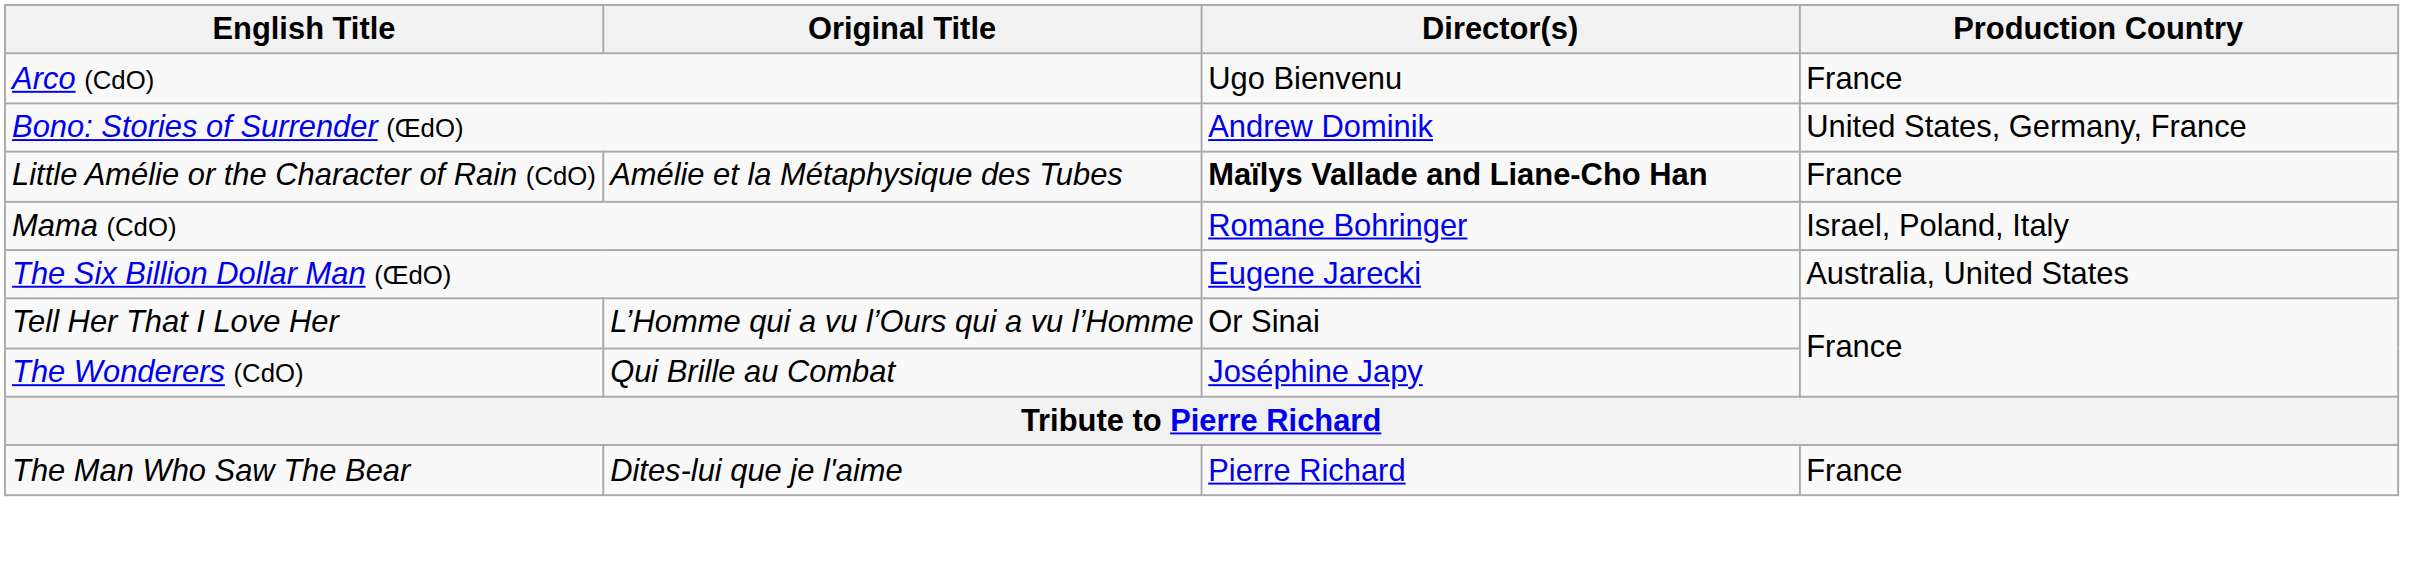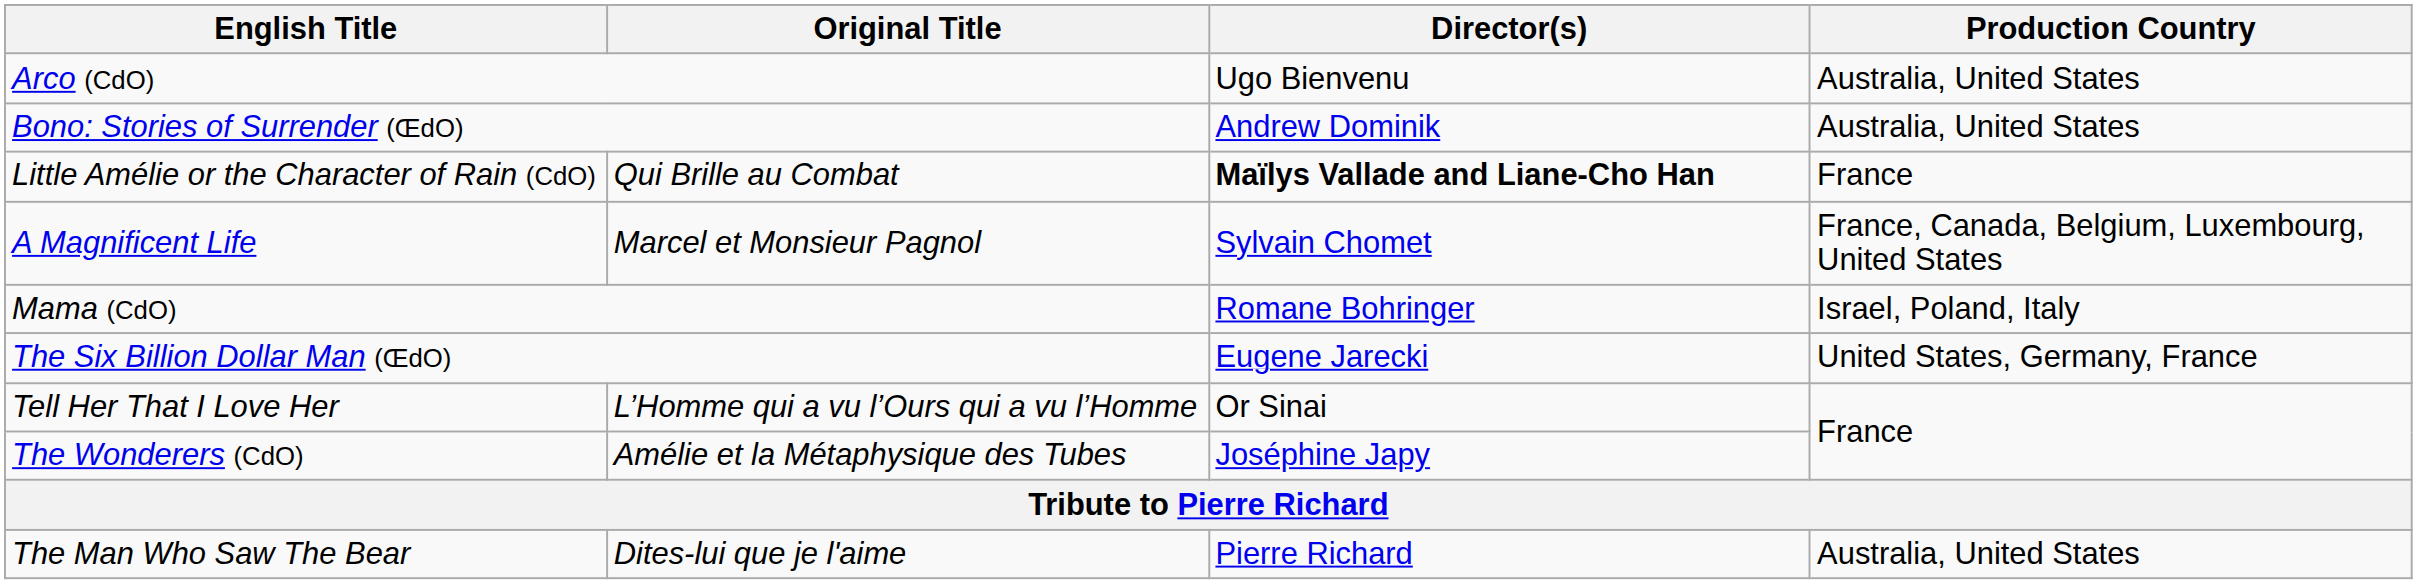(1854, 77) France -> (1978, 77) Australia, United States
(2027, 126) United States, Germany, France -> (1978, 126) Australia, United States
(866, 175) Amélie et la Métaphysique des Tubes -> (756, 175) Qui Brille au Combat
+ row: (134, 242)
(1968, 273) Australia, United States -> (2037, 357) United States, Germany, France
(753, 371) Qui Brille au Combat -> (870, 455) Amélie et la Métaphysique des Tubes
(1854, 469) France -> (1978, 553) Australia, United States
